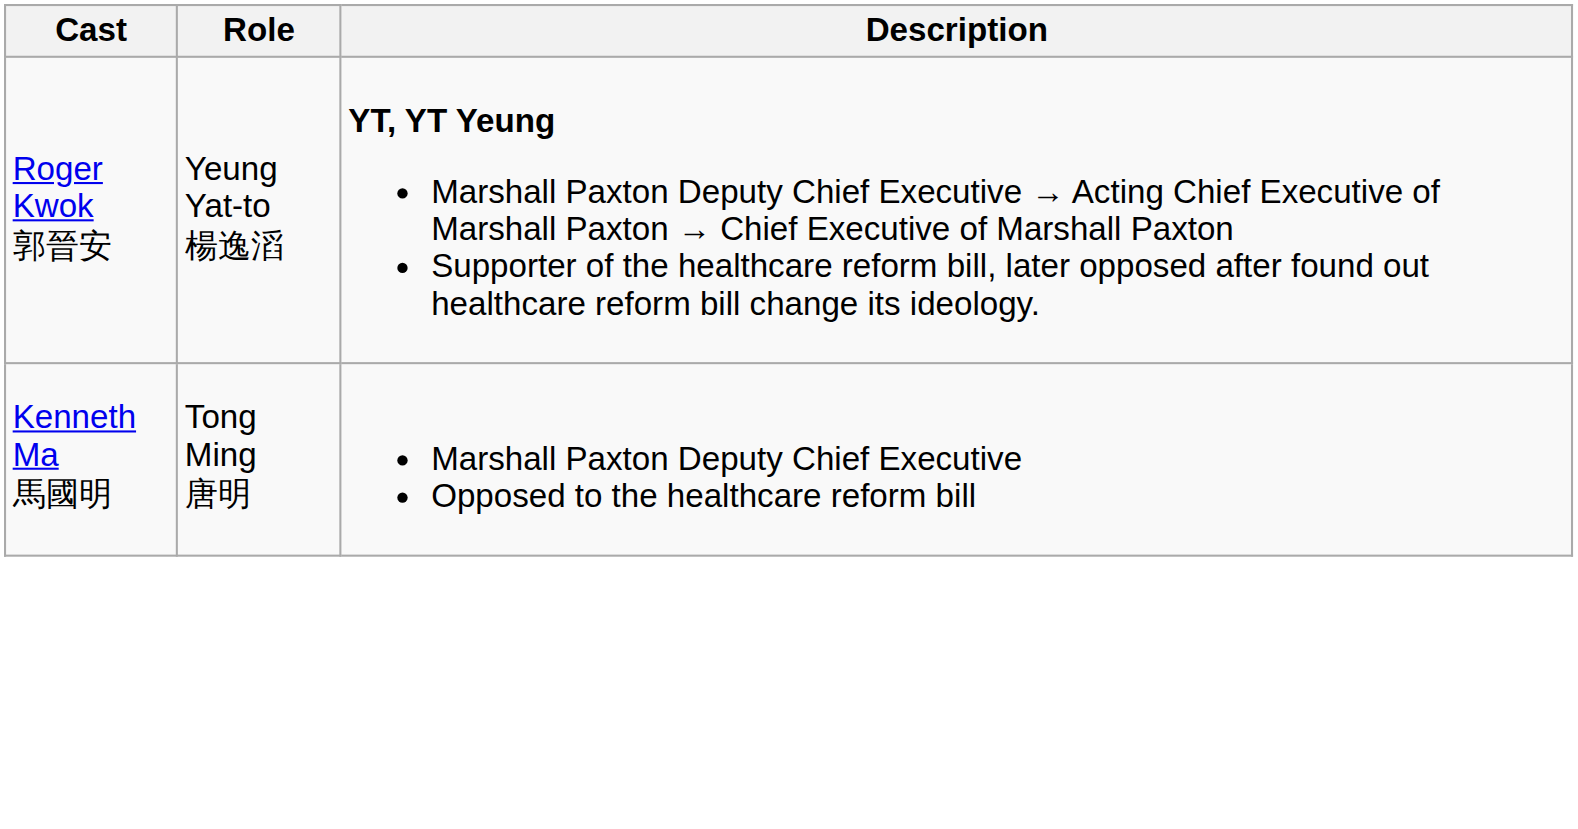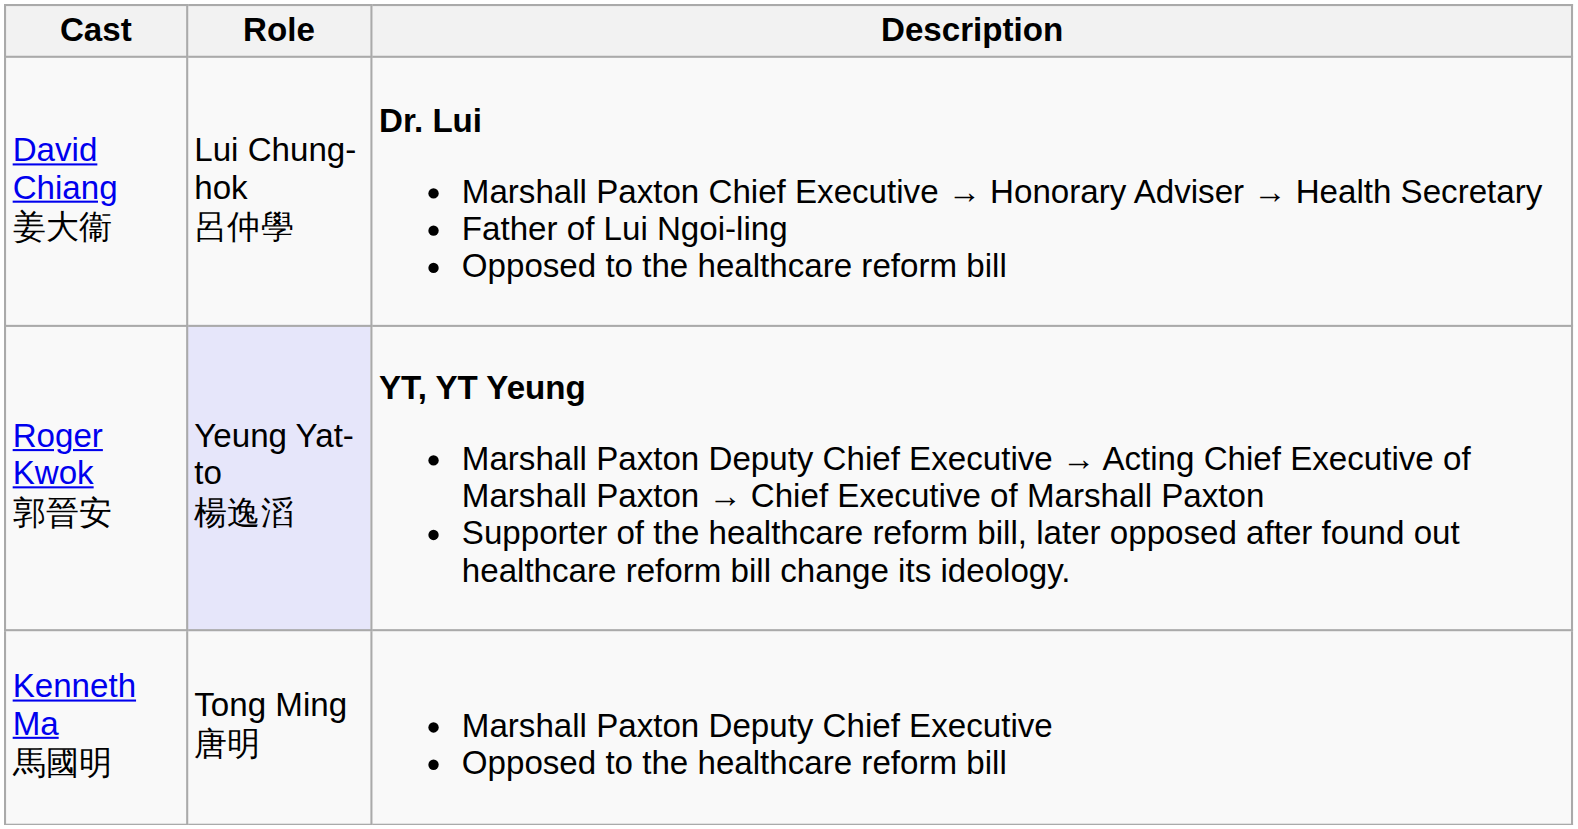+ row: (65, 188)
(235, 207) no background -> (274, 475) lavender background
